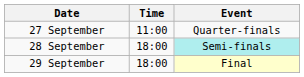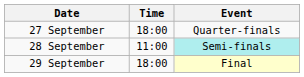(152, 30) 11:00 -> (152, 30) 18:00
(152, 47) 18:00 -> (152, 47) 11:00
